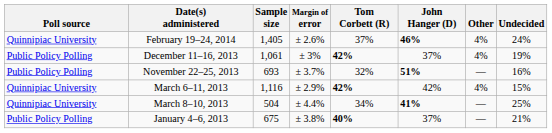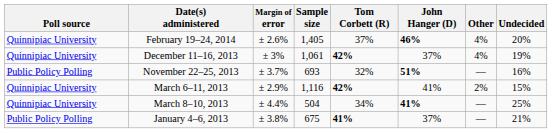columns swapped: (271, 18) <-> (310, 18)
(521, 39) 24% -> (521, 39) 20%
(49, 55) Public Policy Polling -> (52, 55) Quinnipiac University
(432, 87) 42% -> (432, 87) 41%
(481, 87) 4% -> (481, 87) 2%
(343, 119) 40% -> (343, 119) 41%
